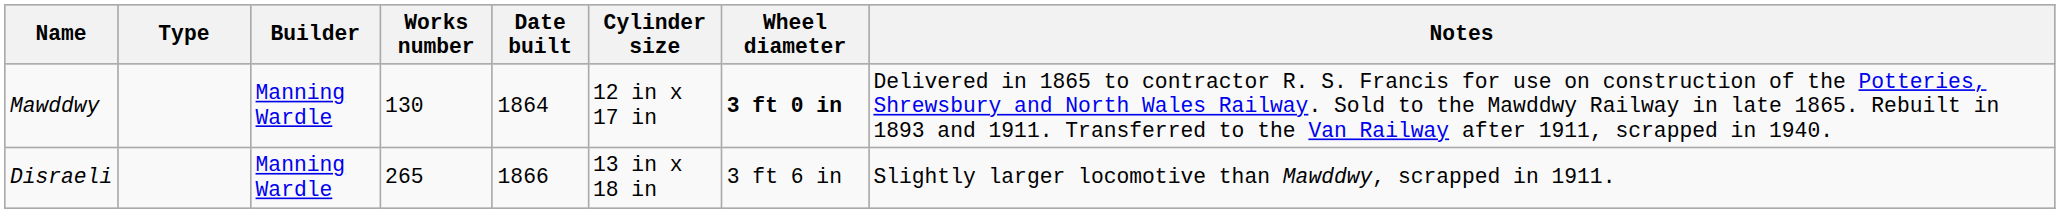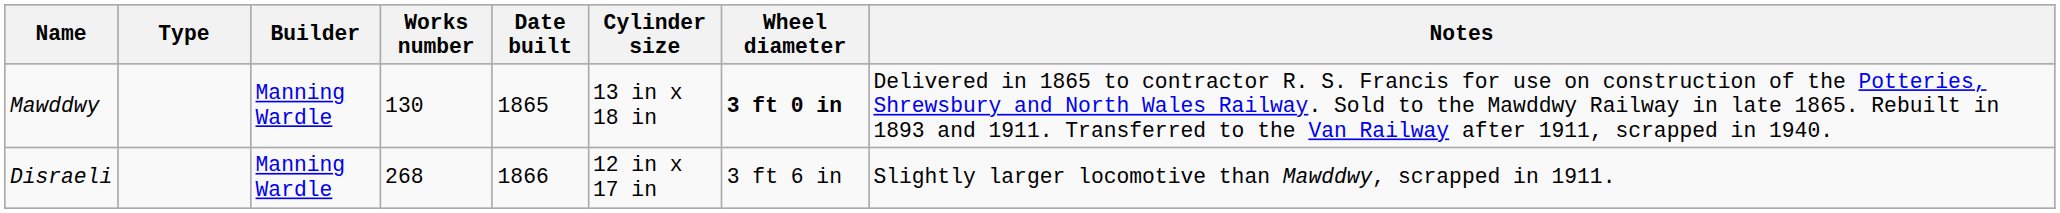(523, 106) 1864 -> (523, 106) 1865
(638, 106) 12 in x 17 in -> (638, 106) 13 in x 18 in
(404, 178) 265 -> (404, 178) 268
(638, 178) 13 in x 18 in -> (638, 178) 12 in x 17 in
